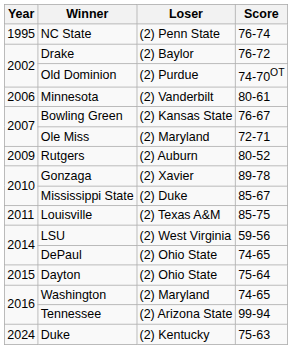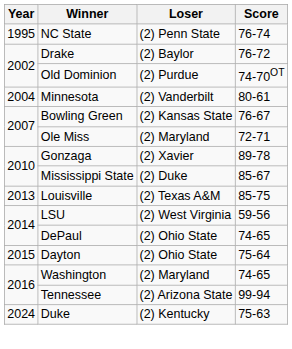(21, 96) 2006 -> (21, 96) 2004
- row: (63, 156)
(21, 215) 2011 -> (21, 195) 2013
